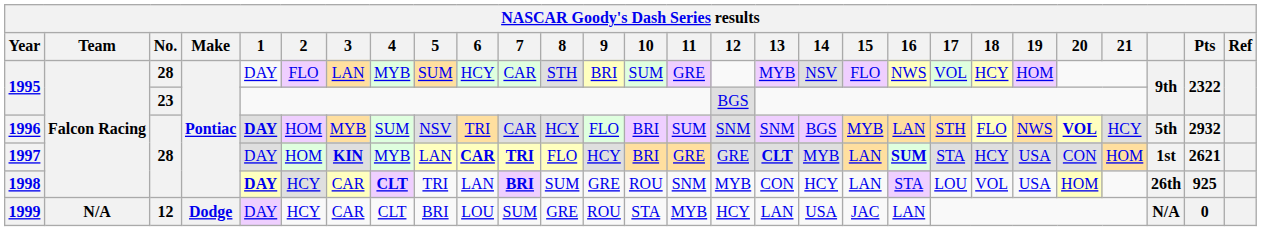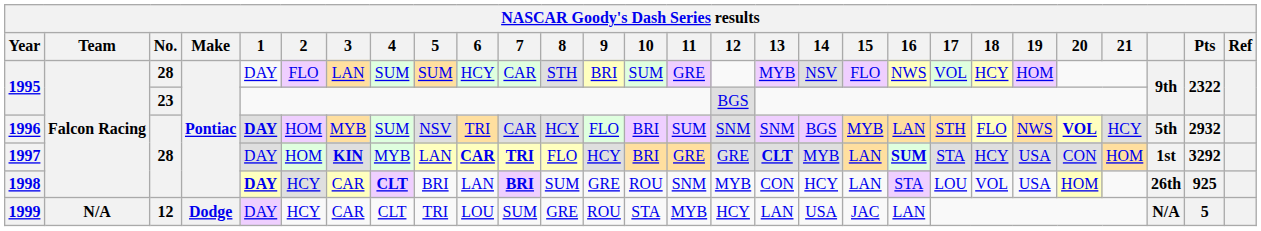(392, 73) MYB -> (392, 73) SUM
(1205, 156) 2621 -> (1205, 156) 3292
(435, 184) TRI -> (435, 184) BRI
(435, 211) BRI -> (435, 211) TRI
(1205, 211) 0 -> (1205, 211) 5
